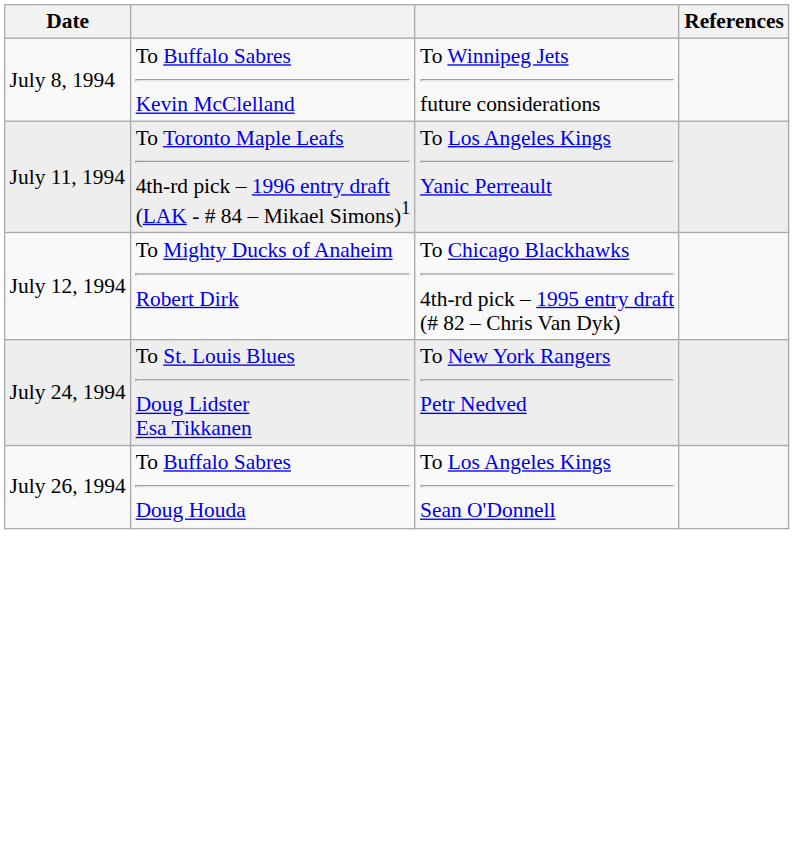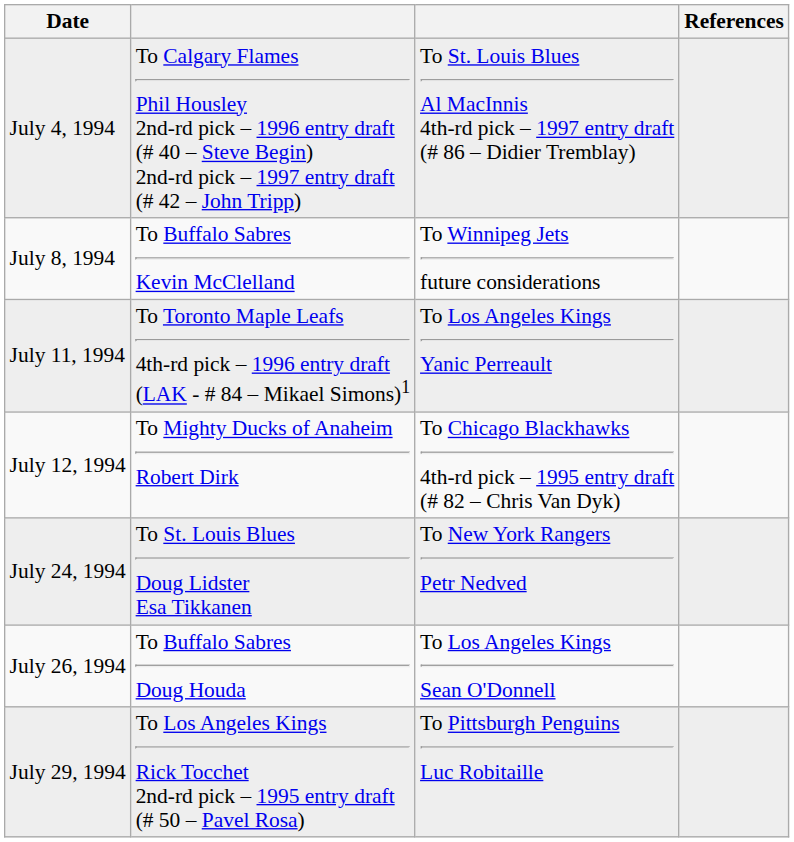+ row: (62, 127)
+ row: (68, 771)
